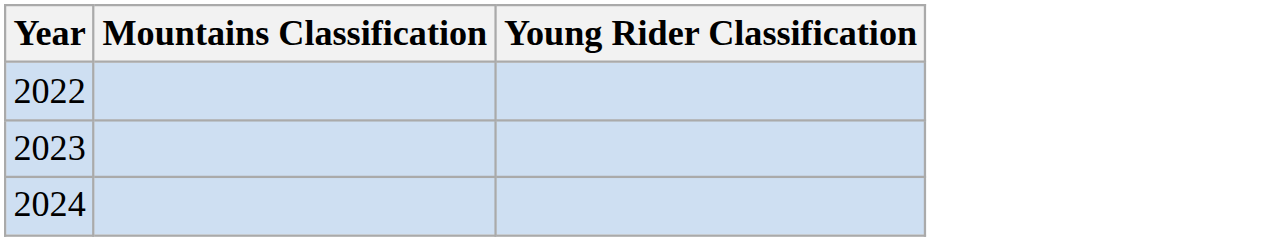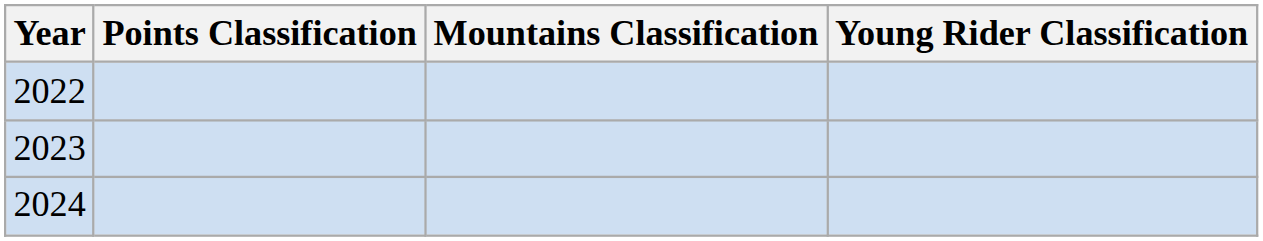+ column: (260, 33)
